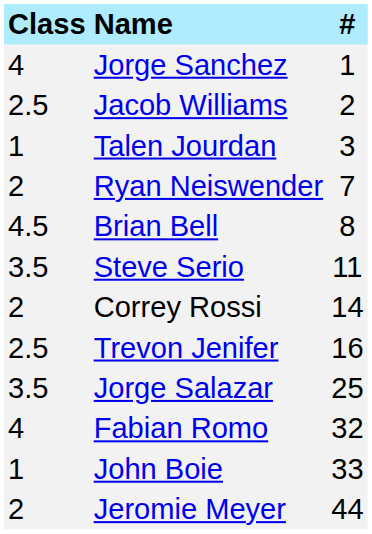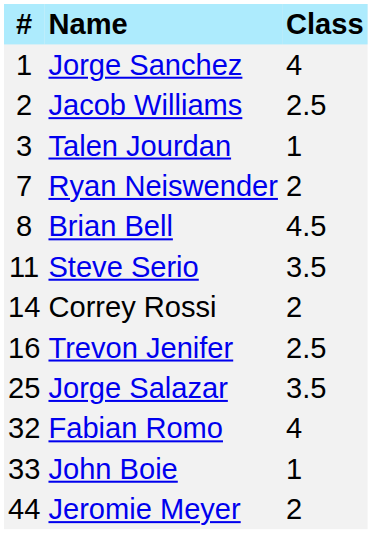columns swapped: (347, 24) <-> (47, 24)
